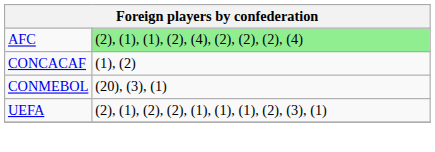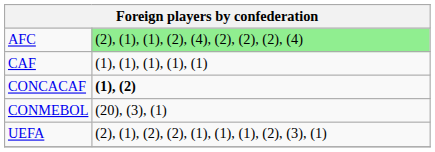+ row: (22, 63)
(116, 63) normal -> (116, 86) bold
